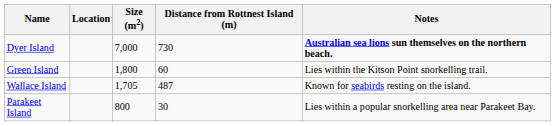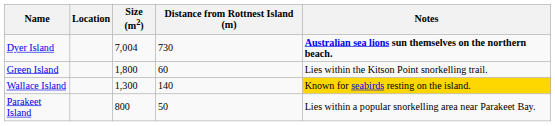(126, 48) 7,000 -> (126, 48) 7,004
(126, 85) 1,705 -> (126, 85) 1,300
(166, 85) 487 -> (166, 85) 140
(388, 85) no background -> (388, 85) gold background
(163, 107) 30 -> (163, 107) 50
